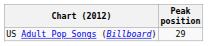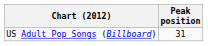(181, 34) 29 -> (181, 34) 31
